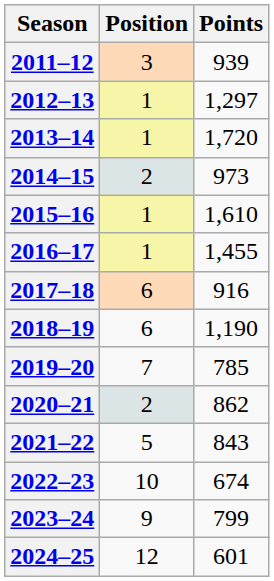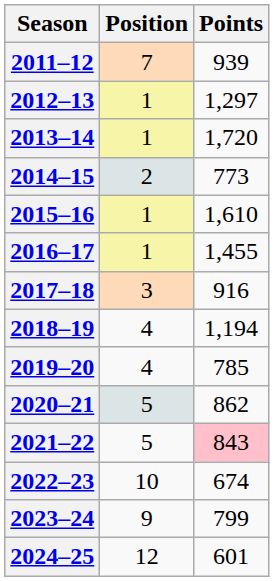(147, 61) 3 -> (147, 61) 7
(231, 175) 973 -> (231, 175) 773
(147, 289) 6 -> (147, 289) 3
(147, 328) 6 -> (147, 328) 4
(231, 328) 1,190 -> (231, 328) 1,194
(147, 366) 7 -> (147, 366) 4
(147, 404) 2 -> (147, 404) 5
(231, 442) no background -> (231, 442) pink background
